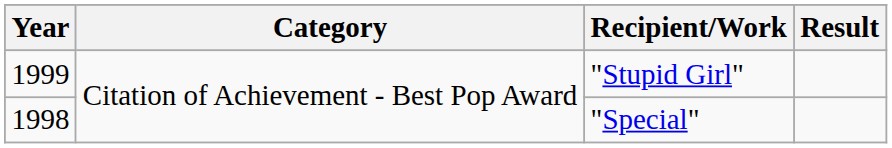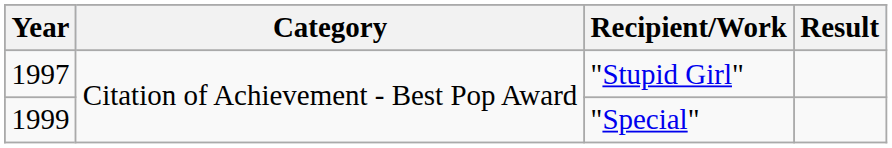(41, 73) 1999 -> (41, 73) 1997
(41, 119) 1998 -> (41, 119) 1999
